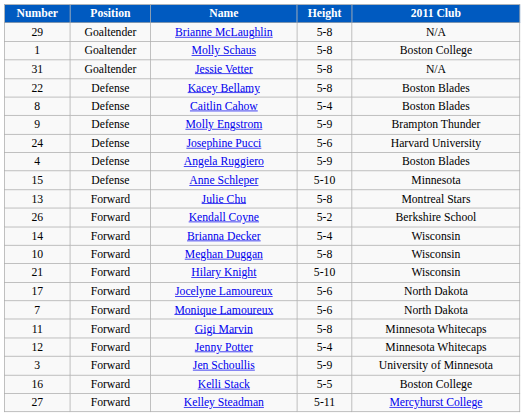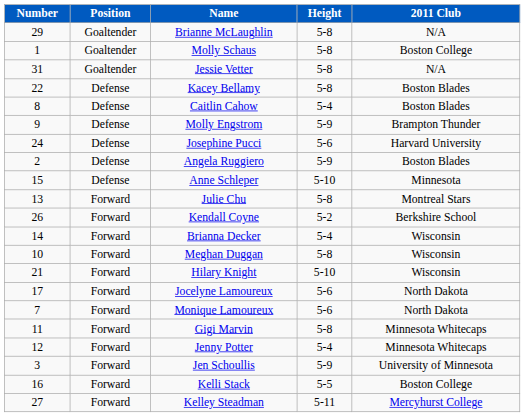(37, 161) 4 -> (37, 161) 2
